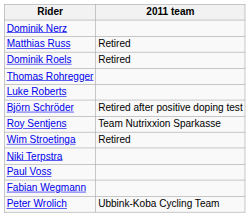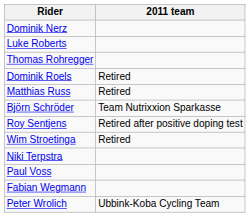rows swapped: (37, 92) <-> (39, 44)
rows swapped: (39, 60) <-> (50, 76)
(170, 108) Retired after positive doping test -> (159, 108) Team Nutrixxion Sparkasse
(159, 124) Team Nutrixxion Sparkasse -> (170, 124) Retired after positive doping test
